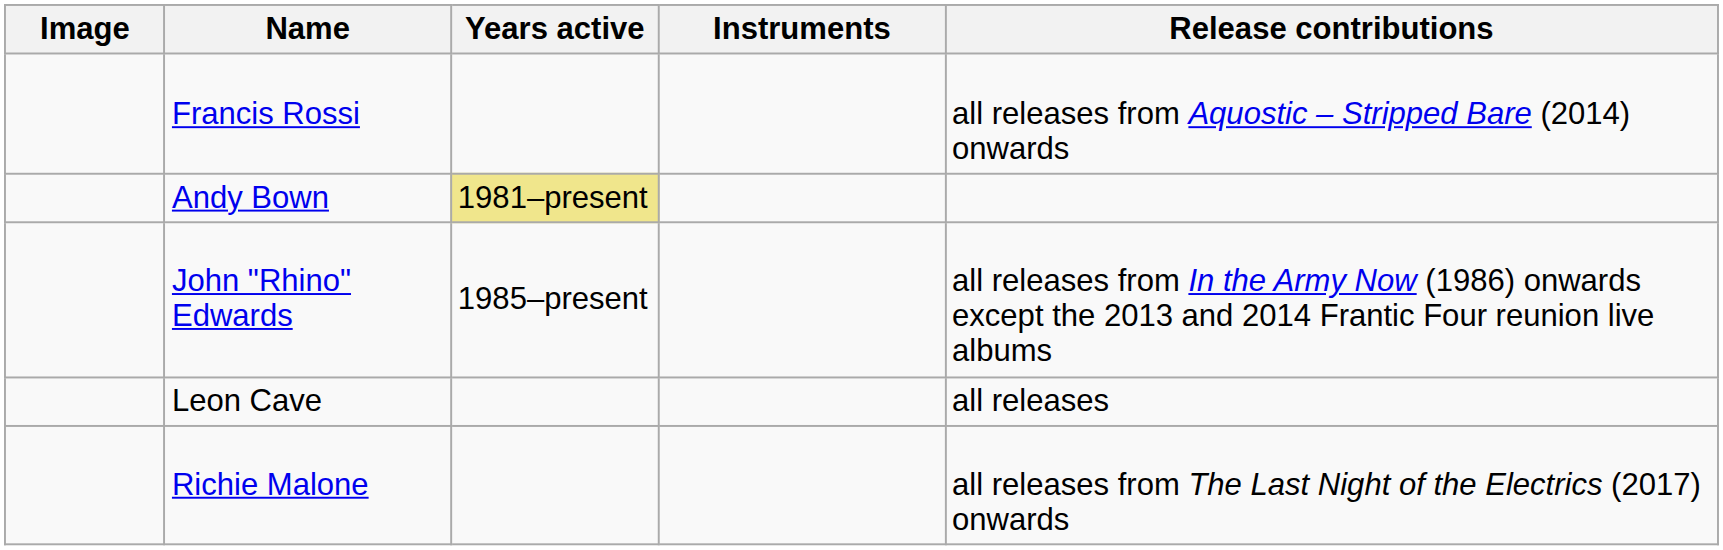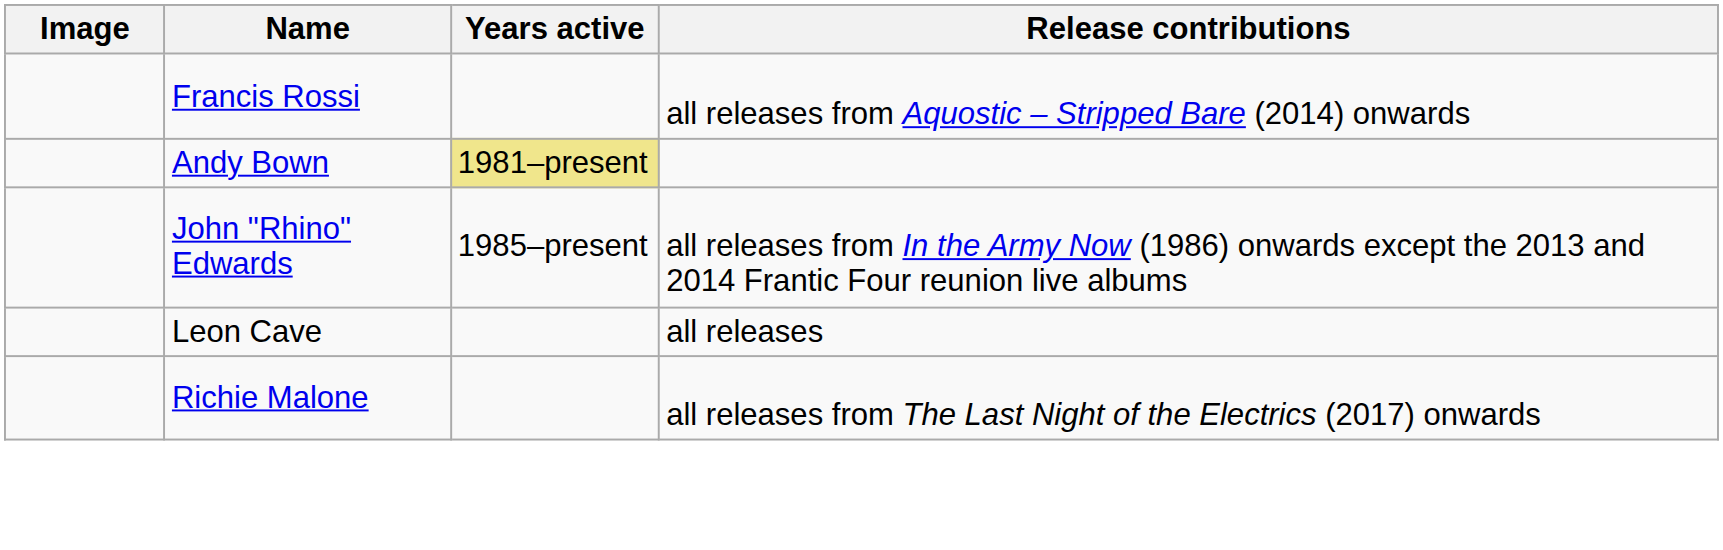- column: (802, 29)
